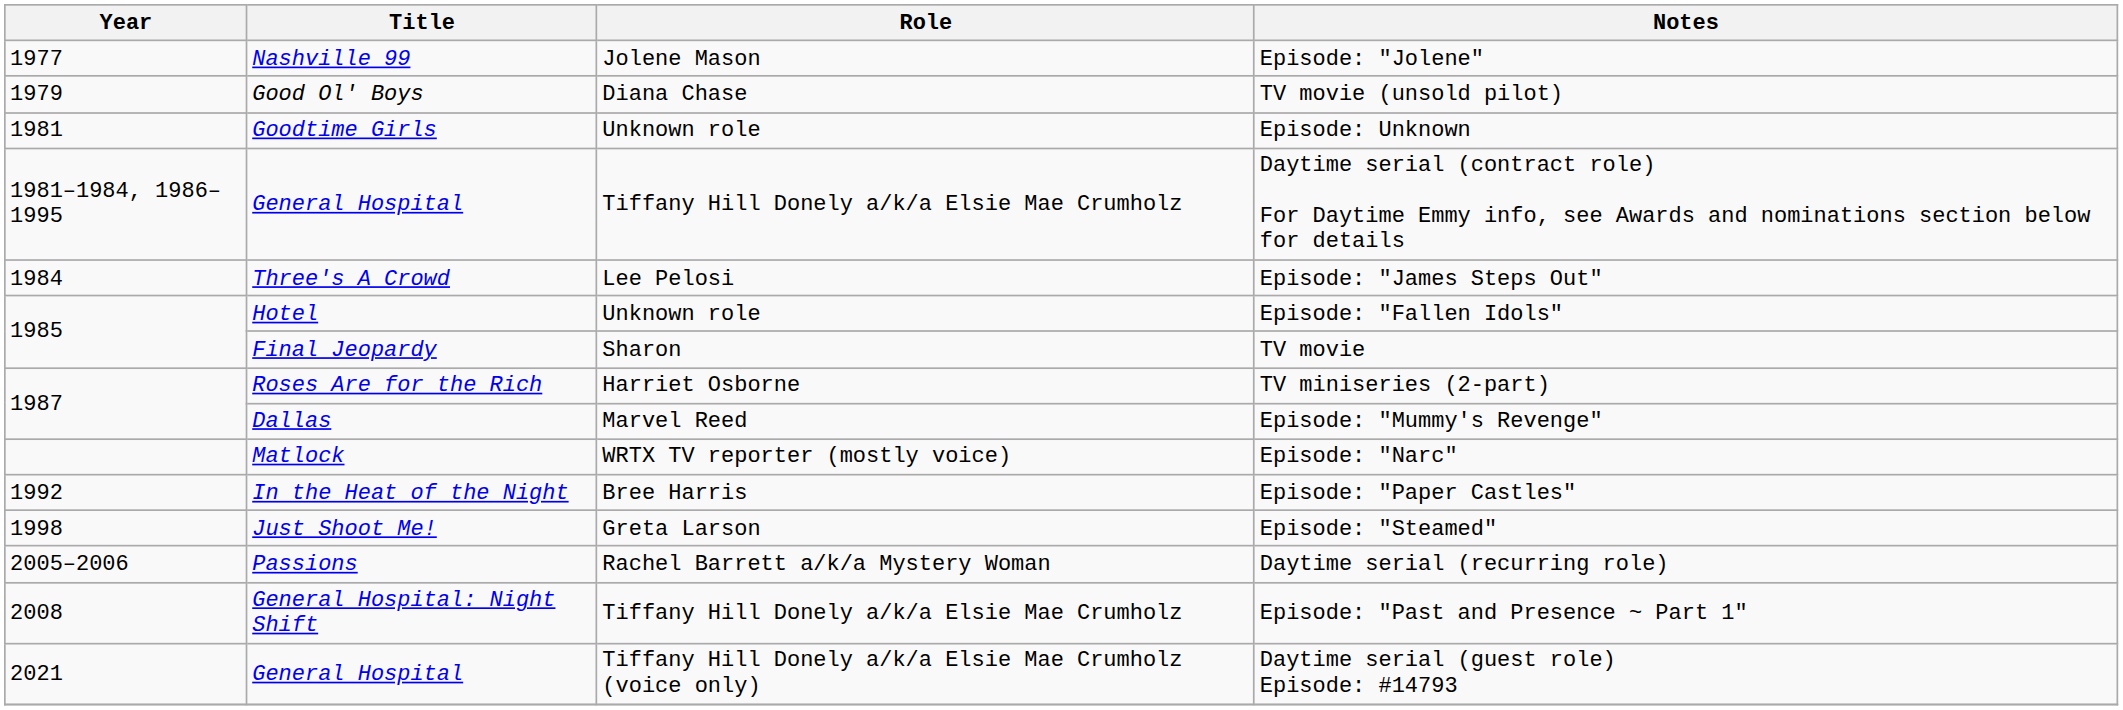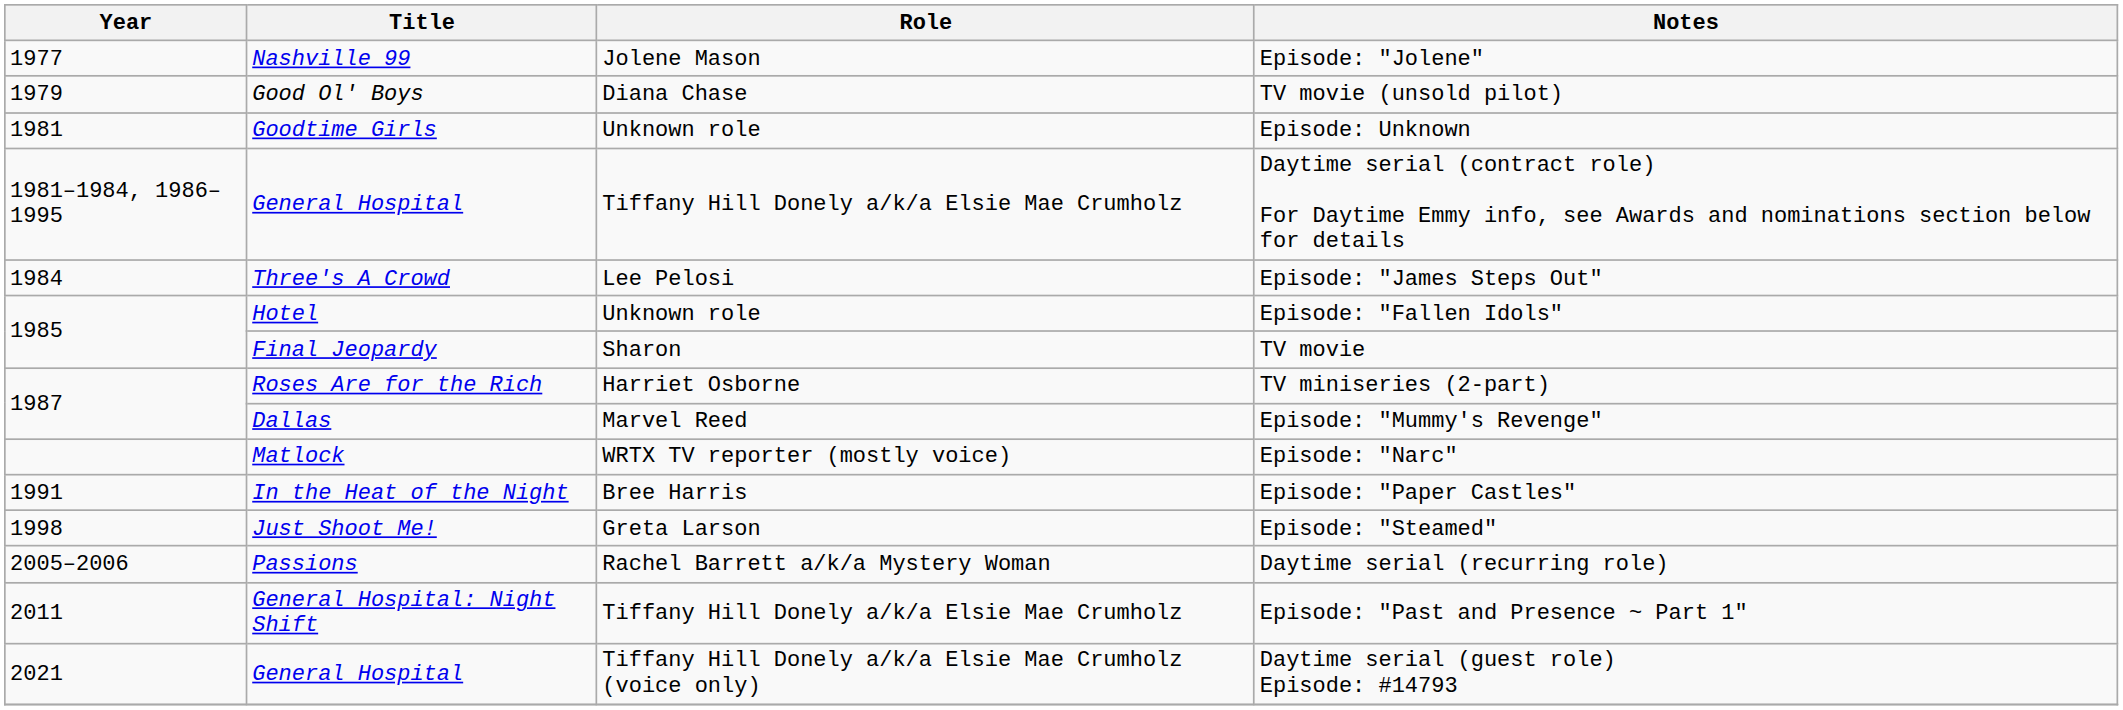(36, 493) 1992 -> (36, 493) 1991
(36, 613) 2008 -> (36, 613) 2011
